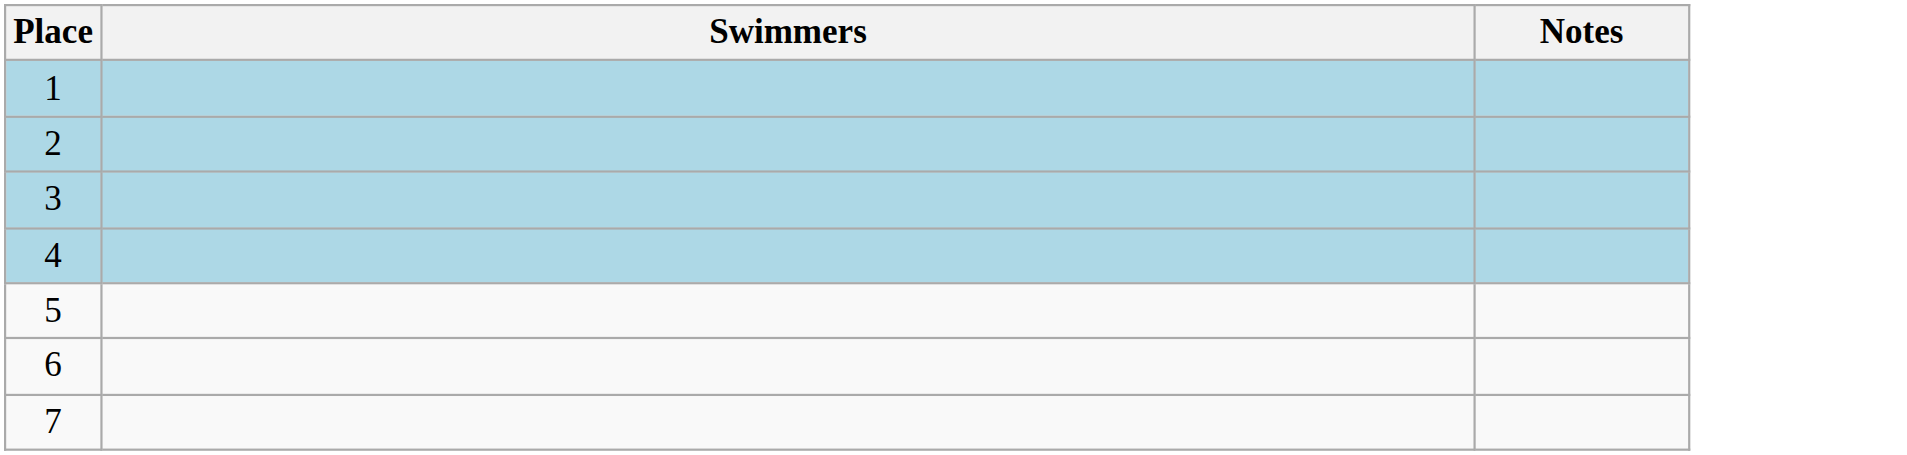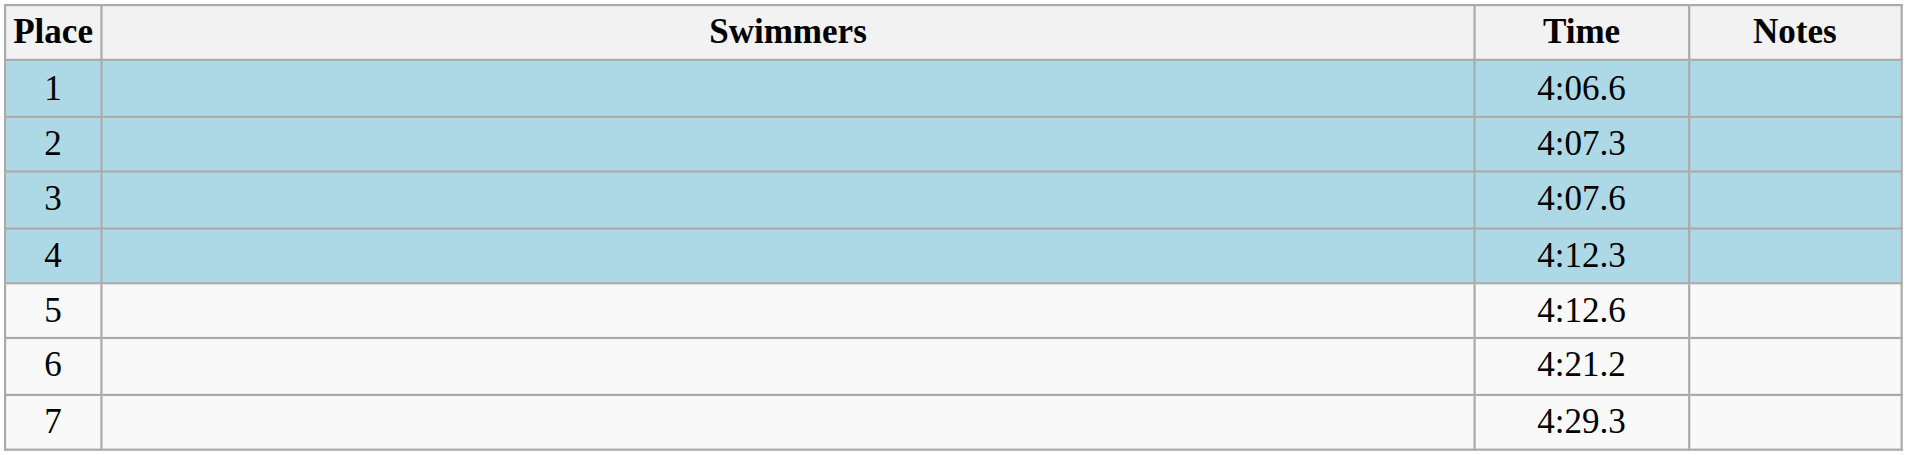+ column: (1582, 32)
